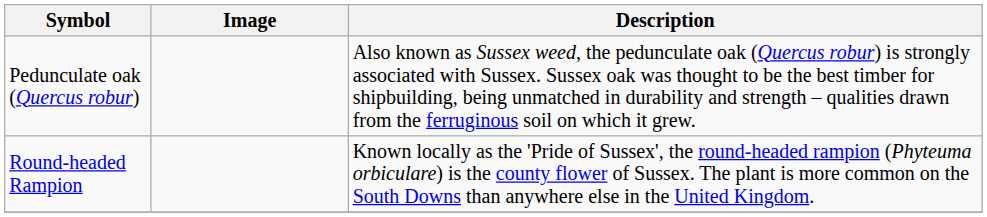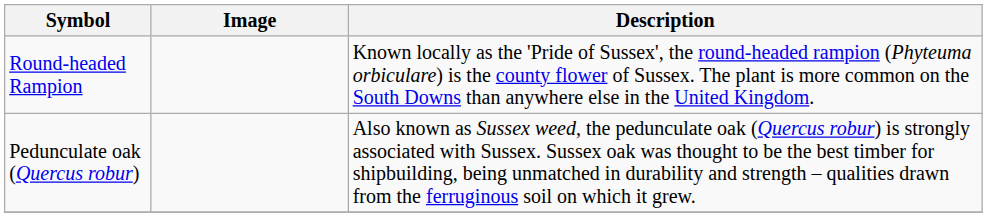rows swapped: (68, 173) <-> (75, 85)
